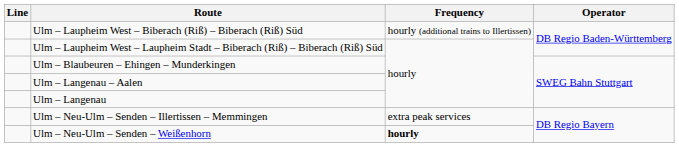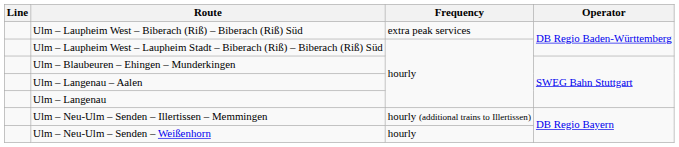(459, 30) hourly (additional trains to Illertissen) -> (429, 30) extra peak services
(429, 116) extra peak services -> (459, 116) hourly (additional trains to Illertissen)
(403, 133) bold -> (402, 133) normal
